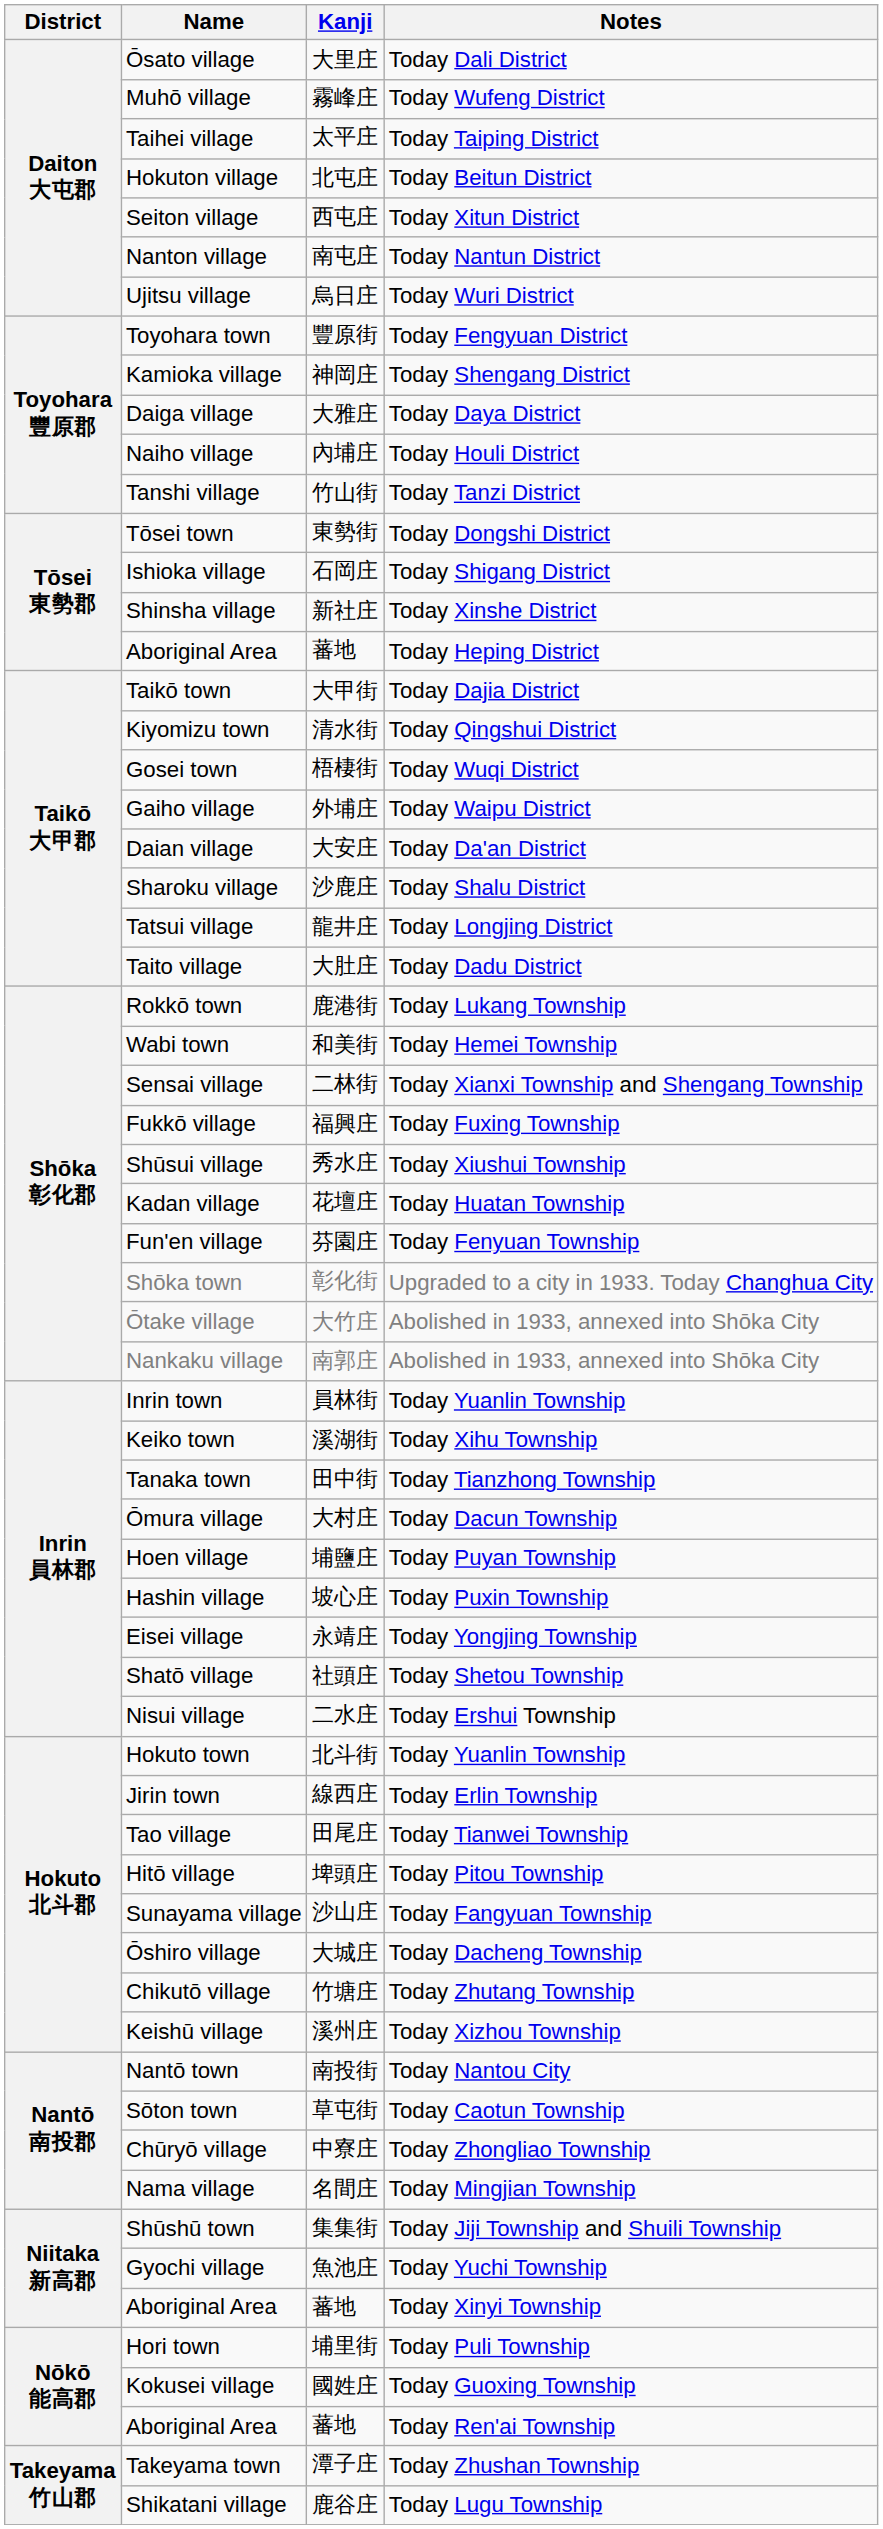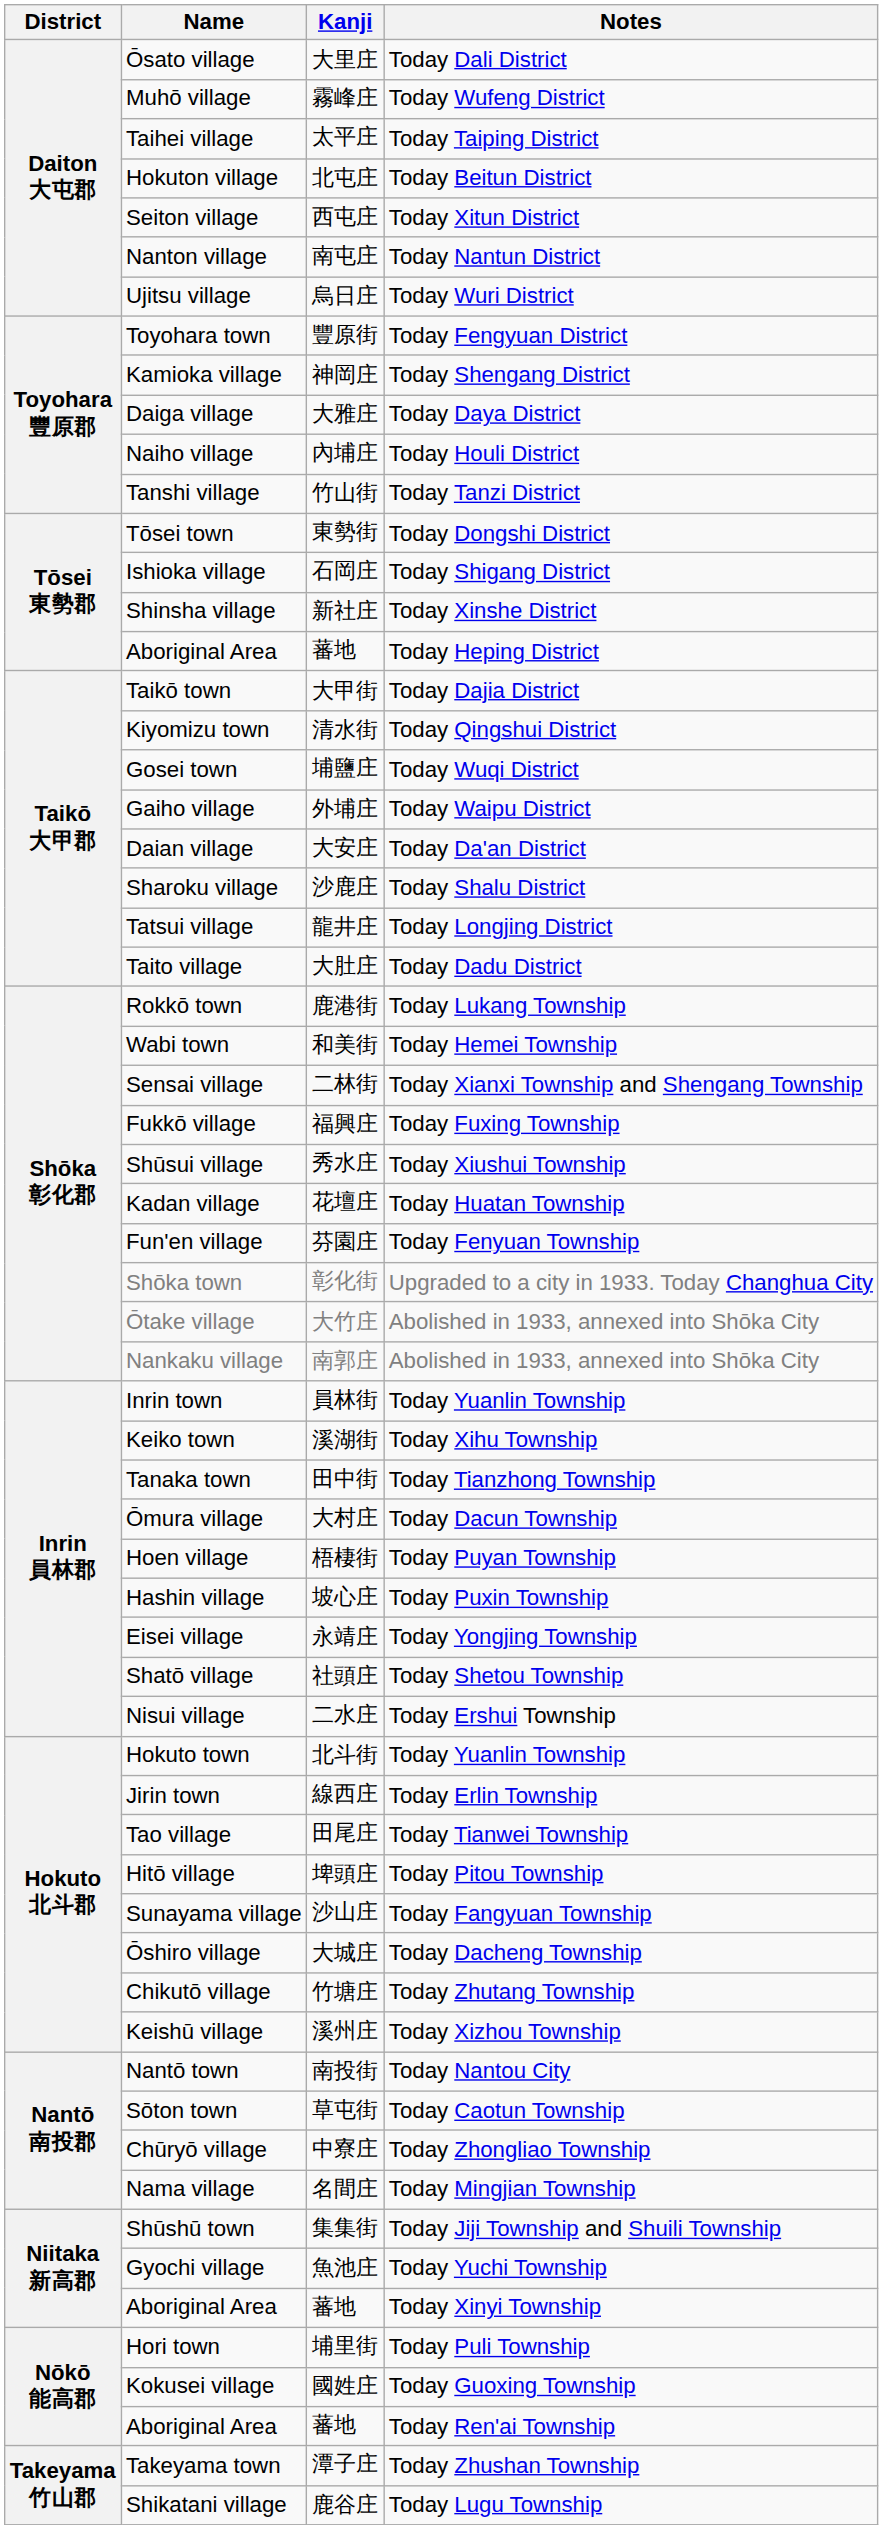(345, 768) 梧棲街 -> (345, 768) 埔鹽庄
(345, 1557) 埔鹽庄 -> (345, 1557) 梧棲街
